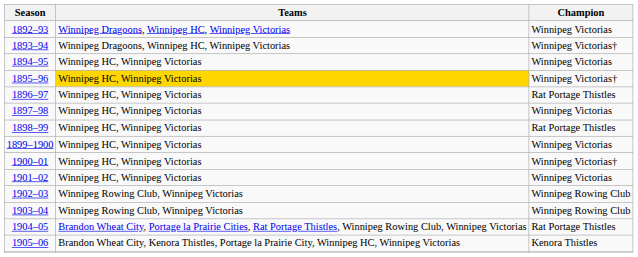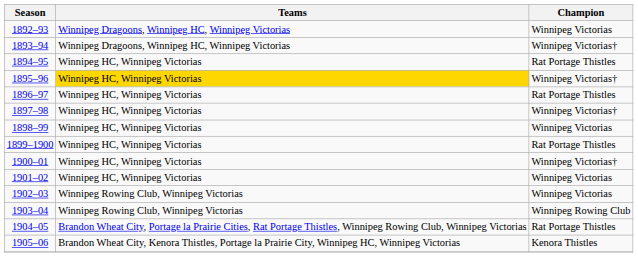(572, 62) Winnipeg Victorias -> (574, 62) Rat Portage Thistles
(572, 111) Winnipeg Victorias -> (574, 111) Winnipeg Victorias†
(574, 128) Rat Portage Thistles -> (572, 128) Winnipeg Victorias
(572, 144) Winnipeg Victorias -> (574, 144) Rat Portage Thistles
(581, 194) Winnipeg Rowing Club -> (572, 194) Winnipeg Victorias
